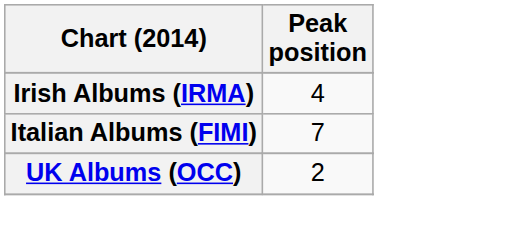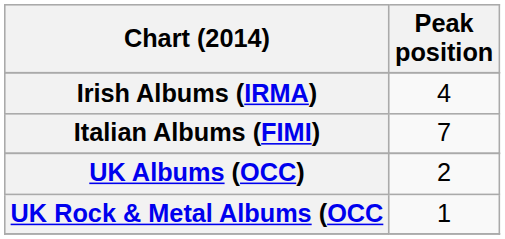+ row: (197, 213)
